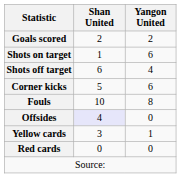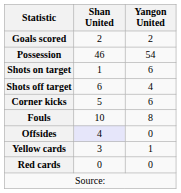+ row: (39, 54)
